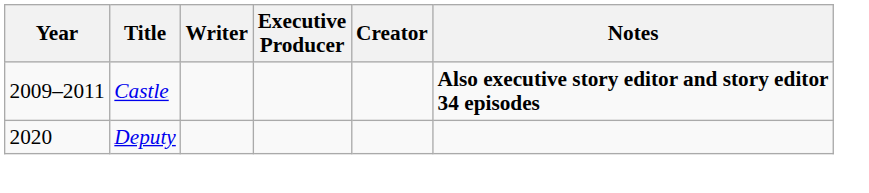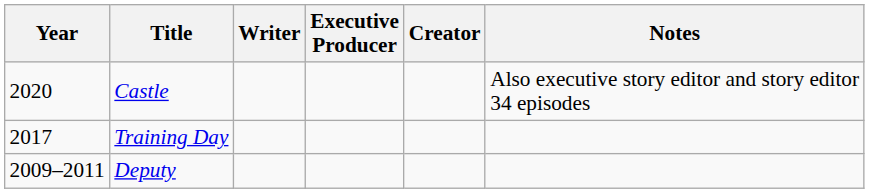(57, 91) 2009–2011 -> (31, 91) 2020
(633, 91) bold -> (675, 91) normal
+ row: (171, 136)
(31, 136) 2020 -> (57, 170) 2009–2011
